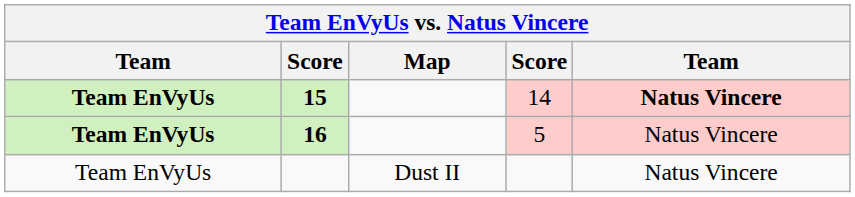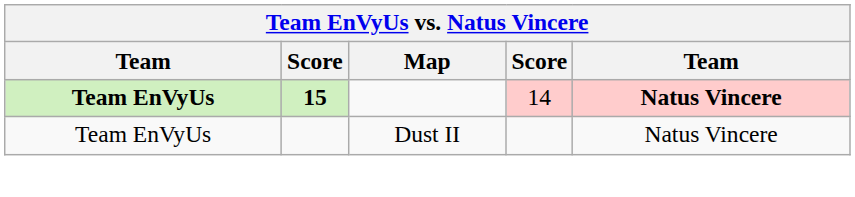- row: (539, 135)
